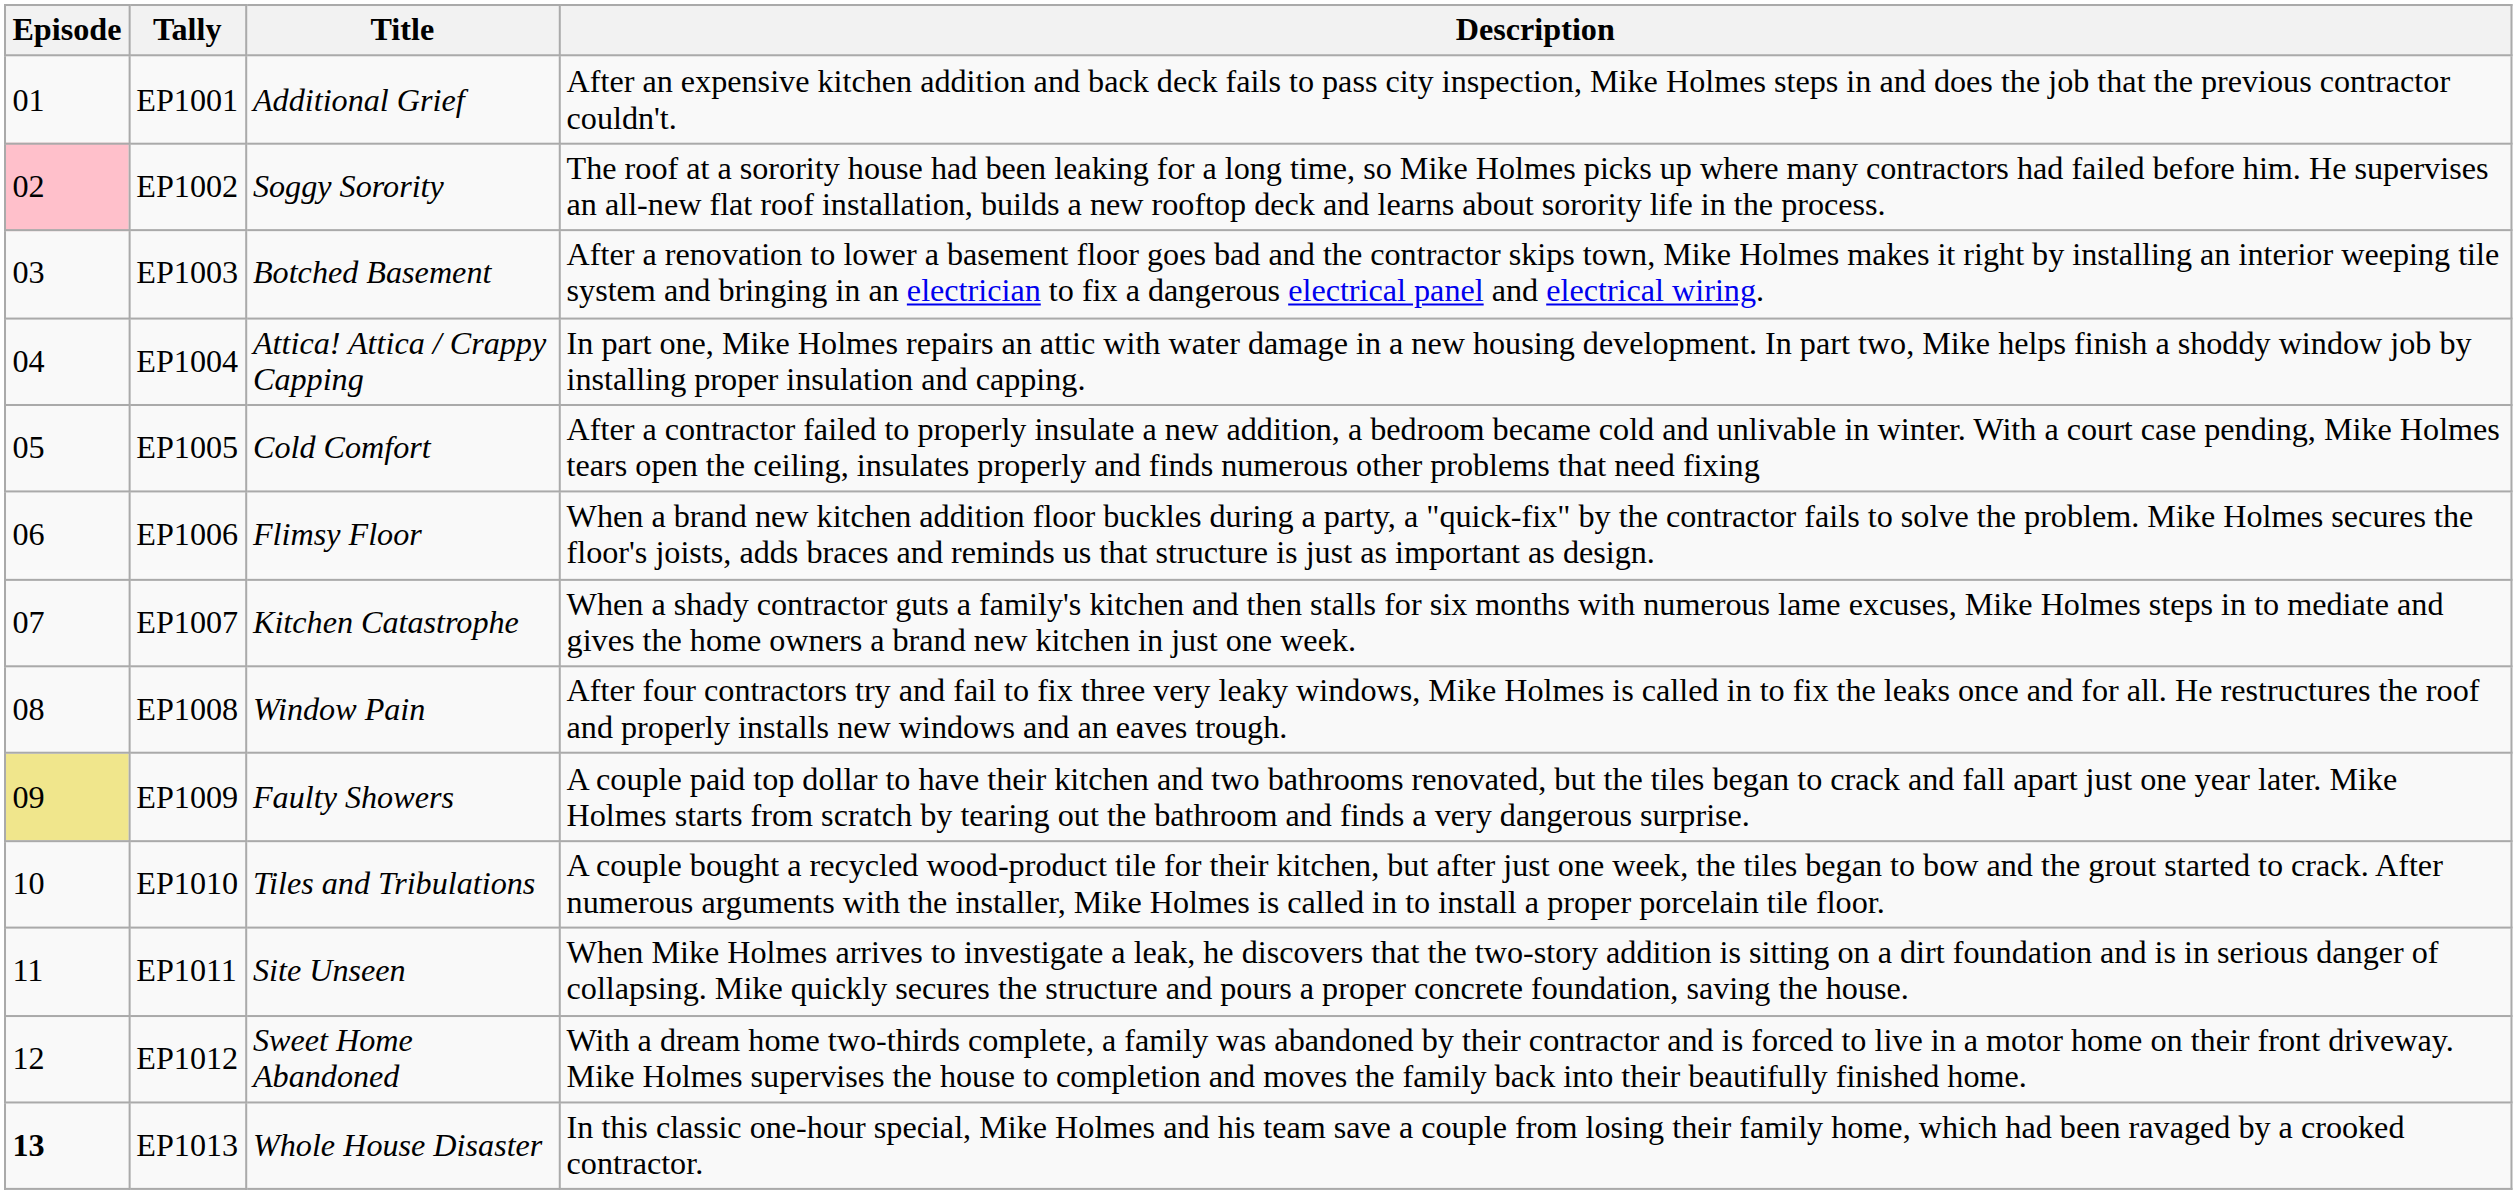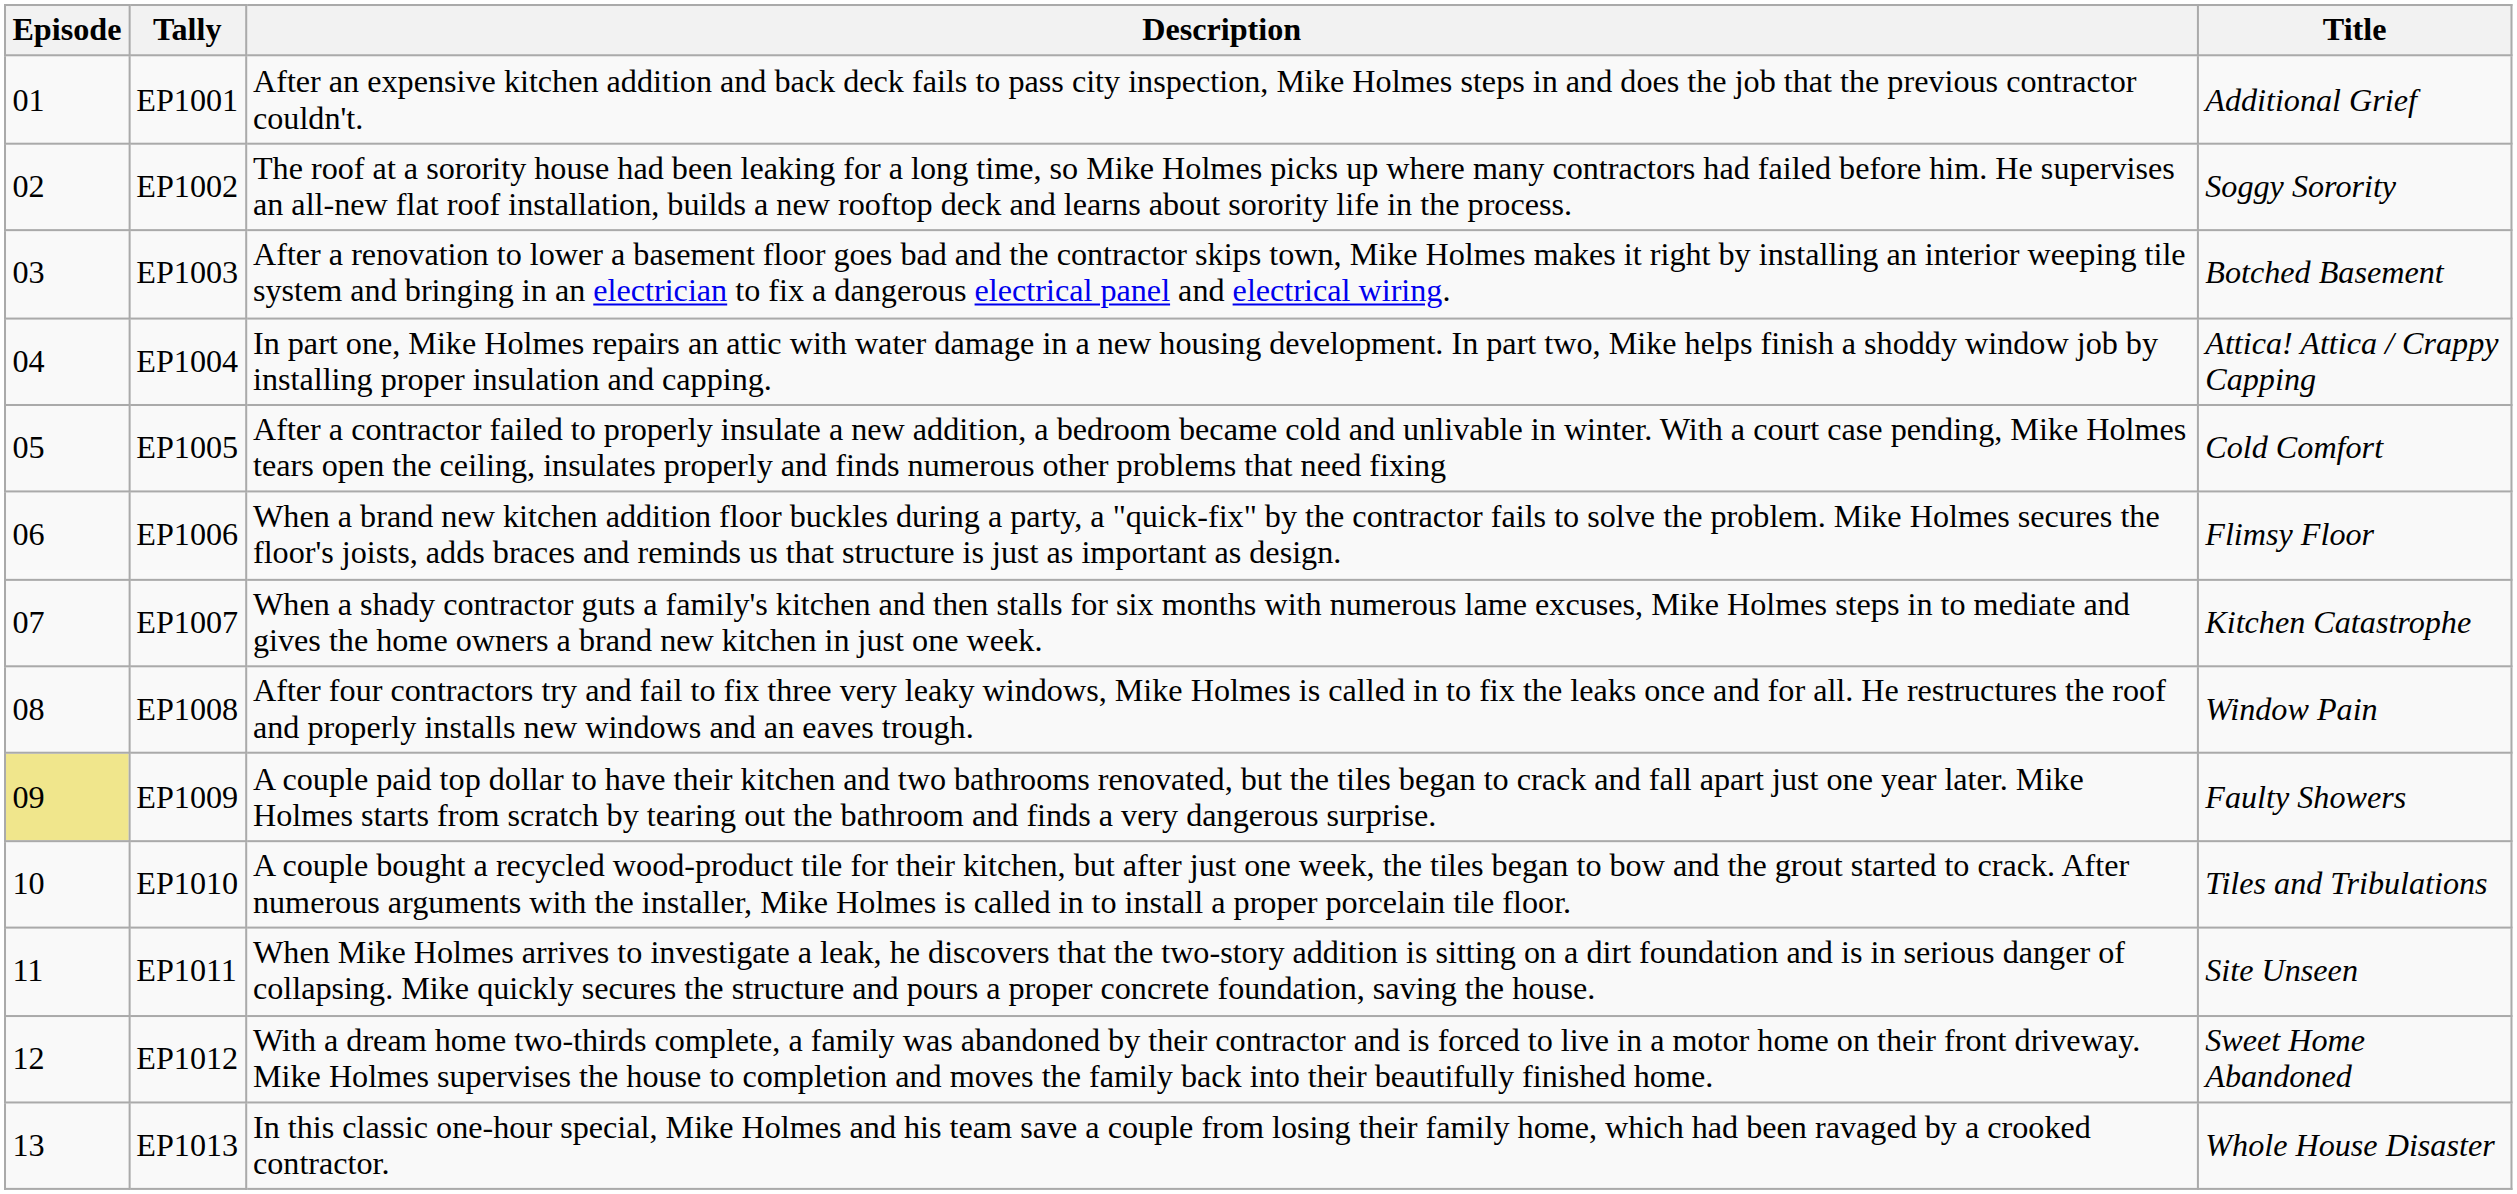columns swapped: (402, 30) <-> (1535, 30)
(28, 186) pink background -> (28, 186) no background
(28, 1145) bold -> (28, 1145) normal
